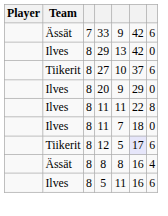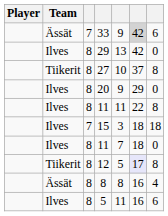(138, 32) no background -> (138, 32) lightgrey background
(152, 70) 6 -> (155, 70) 8
+ row: (57, 126)
(152, 145) 6 -> (155, 164) 8
